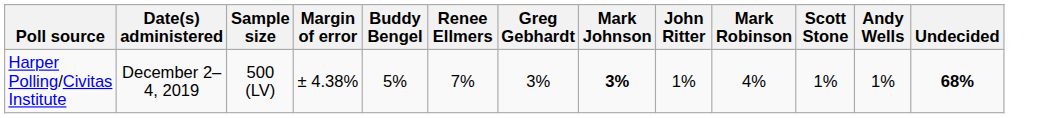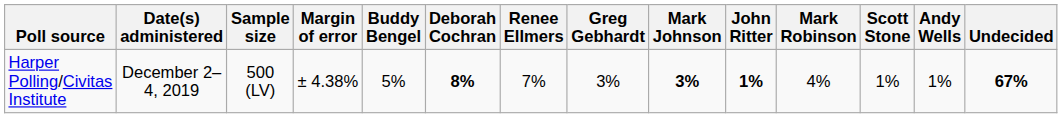+ column: (462, 27)
(684, 81) normal -> (751, 81) bold
(957, 81) 68% -> (1011, 81) 67%
